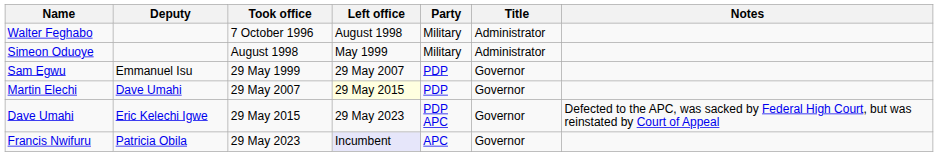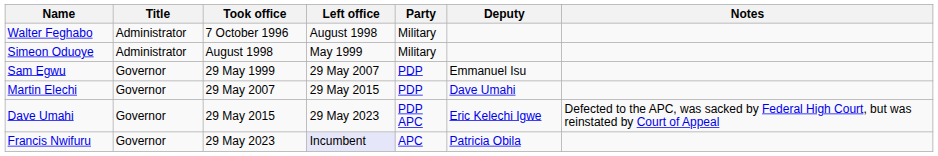columns swapped: (517, 14) <-> (170, 14)
(370, 90) lightyellow background -> (344, 90) no background
